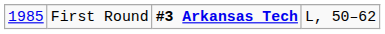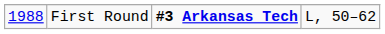(26, 17) 1985 -> (26, 17) 1988
